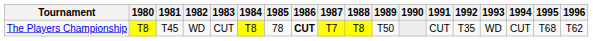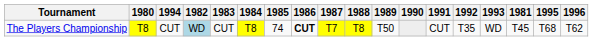columns swapped: (170, 12) <-> (520, 12)
(197, 28) no background -> (197, 28) lightblue background
(278, 28) 78 -> (278, 28) 74
